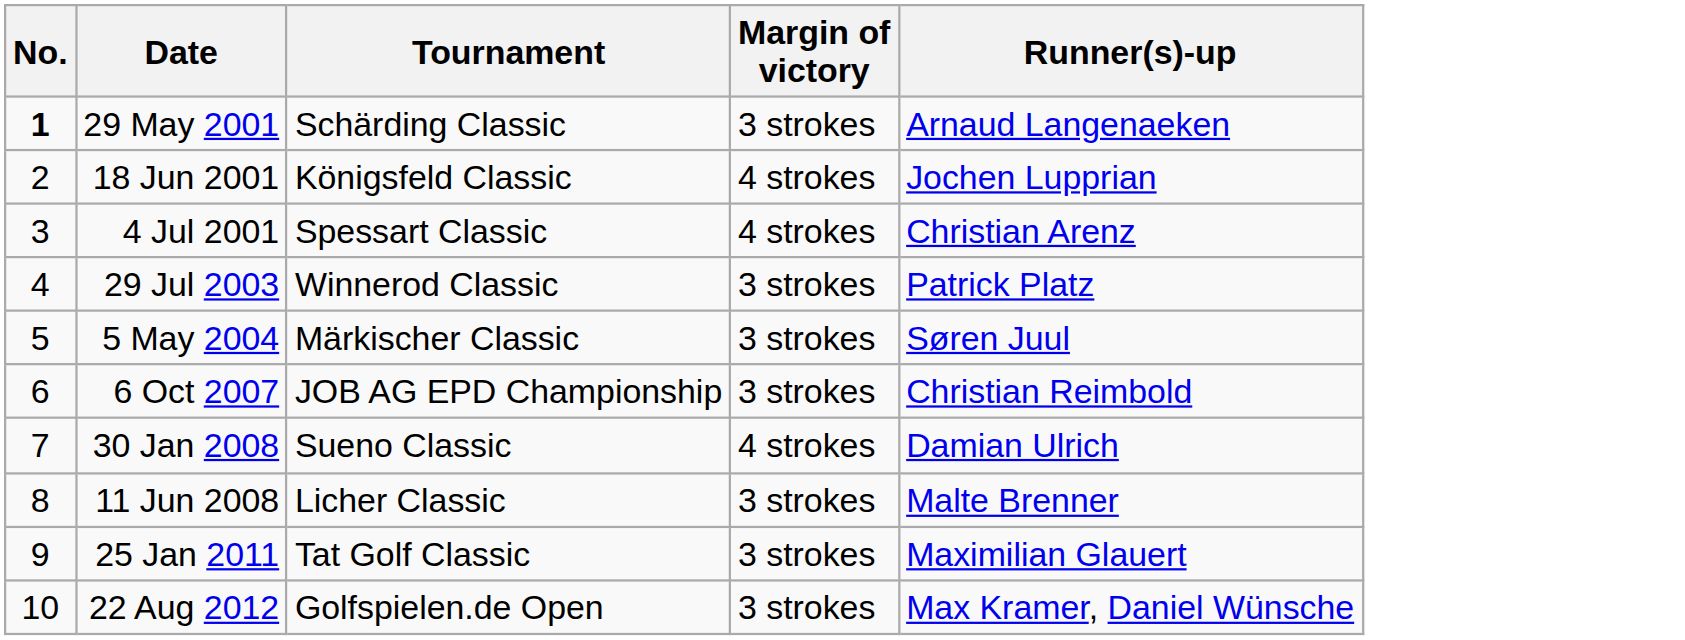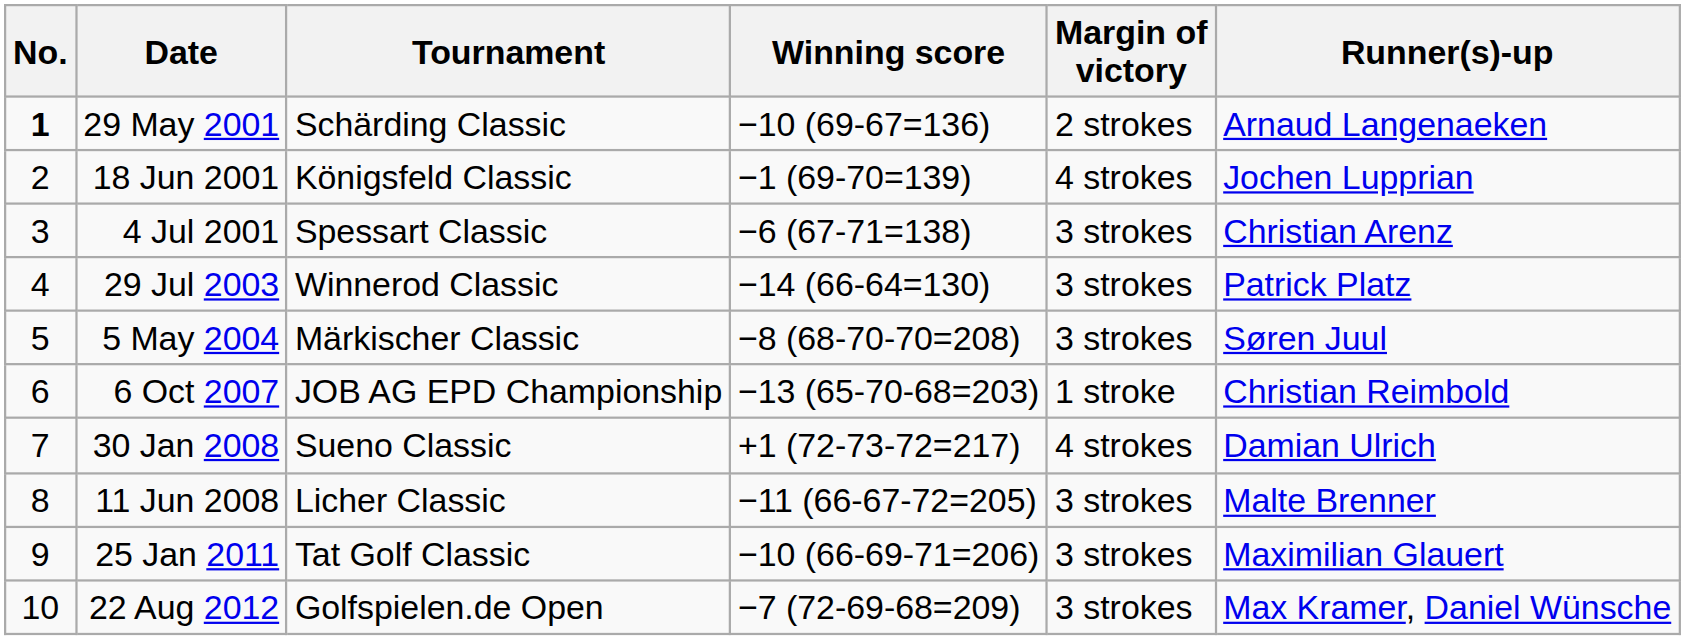+ column: (889, 51)
(807, 124) 3 strokes -> (1124, 124) 2 strokes
(807, 231) 4 strokes -> (1124, 231) 3 strokes
(807, 392) 3 strokes -> (1115, 392) 1 stroke
